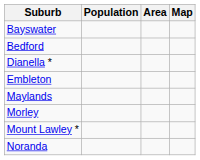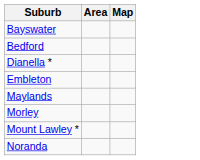- column: (111, 12)
